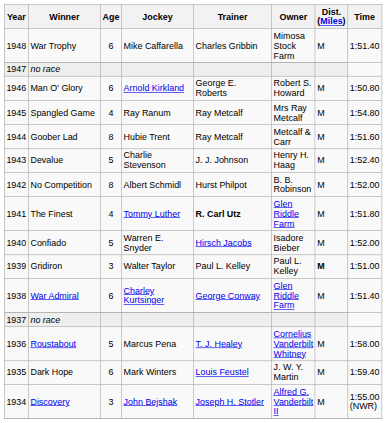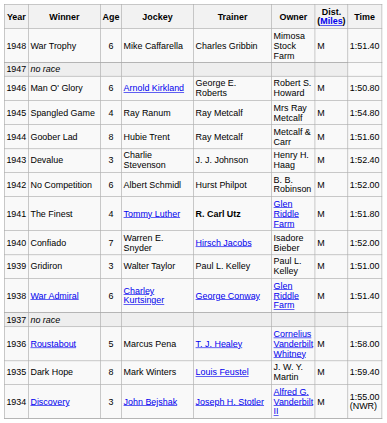(111, 161) 5 -> (111, 161) 3
(111, 185) 8 -> (111, 185) 6
(111, 243) 5 -> (111, 243) 7
(321, 267) bold -> (321, 267) normal
(111, 373) 6 -> (111, 373) 8
